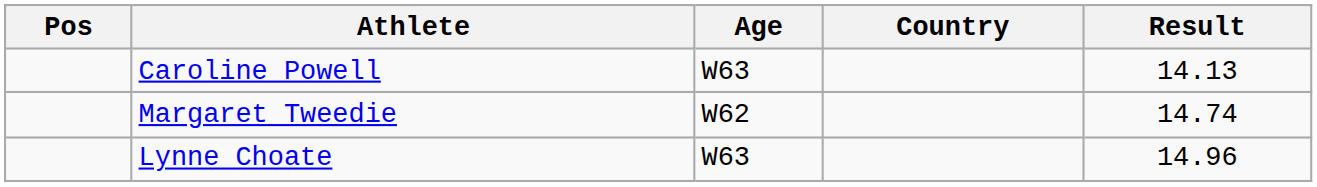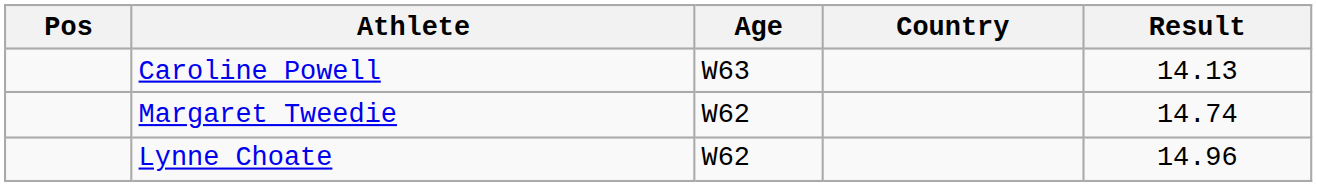(726, 159) W63 -> (726, 159) W62
